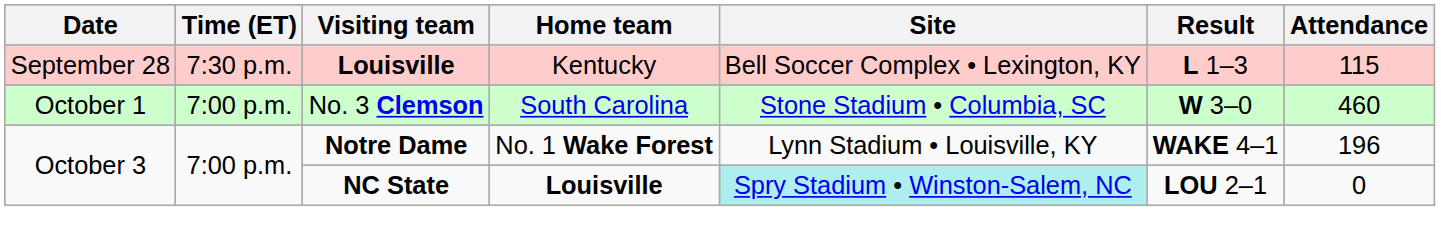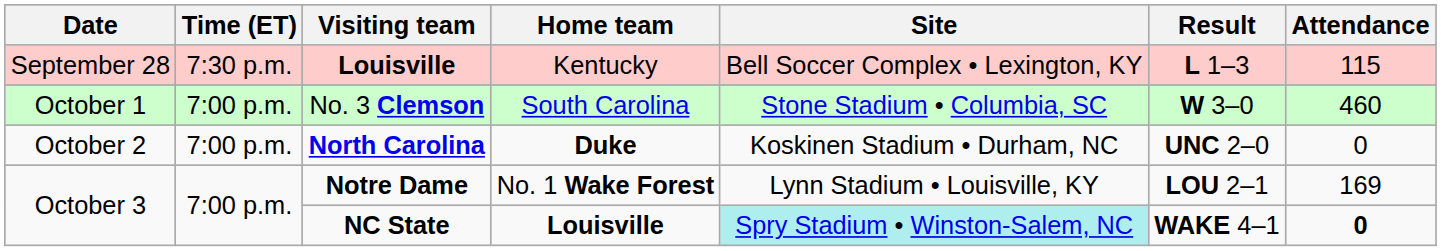+ row: (397, 146)
(1216, 146) WAKE 4–1 -> (1217, 186) LOU 2–1
(1359, 146) 196 -> (1360, 186) 169
(1216, 186) LOU 2–1 -> (1217, 226) WAKE 4–1
(1359, 186) normal -> (1360, 226) bold
